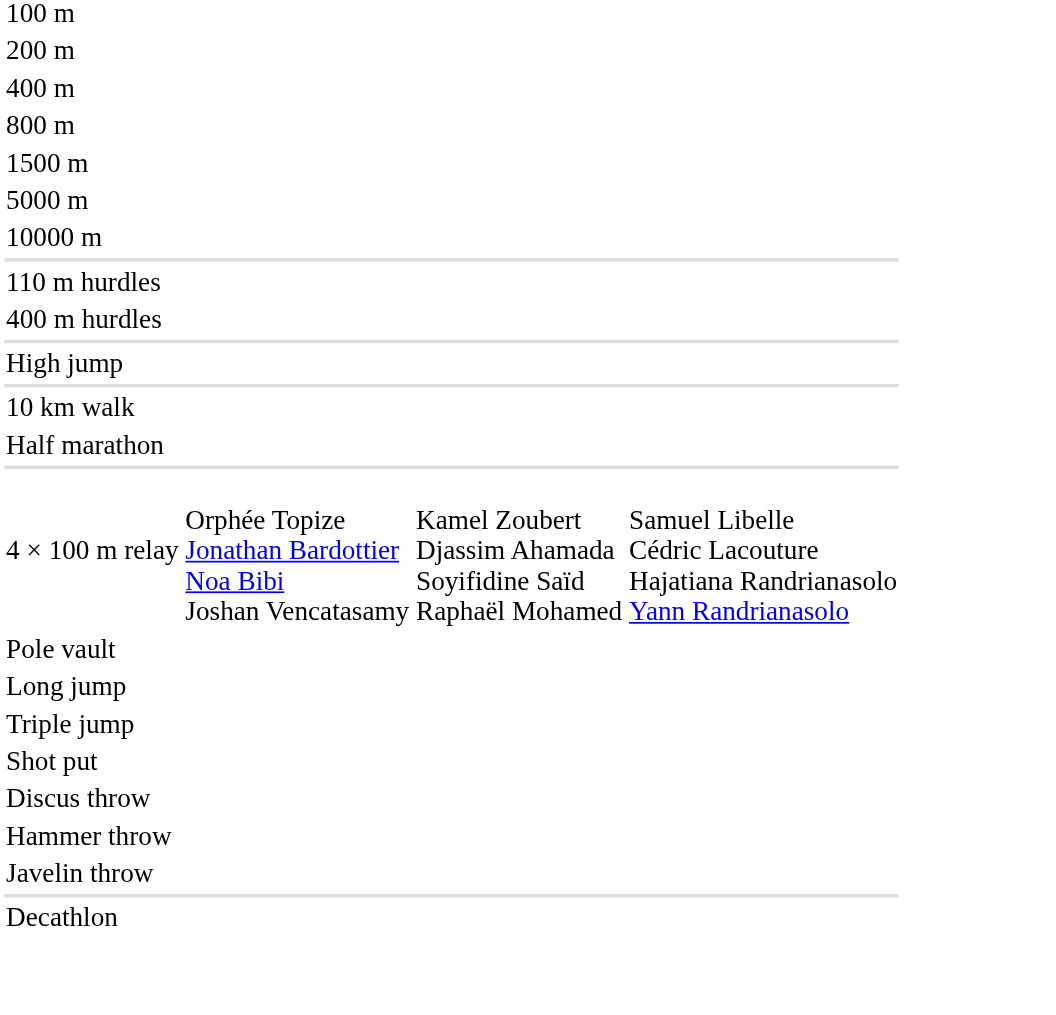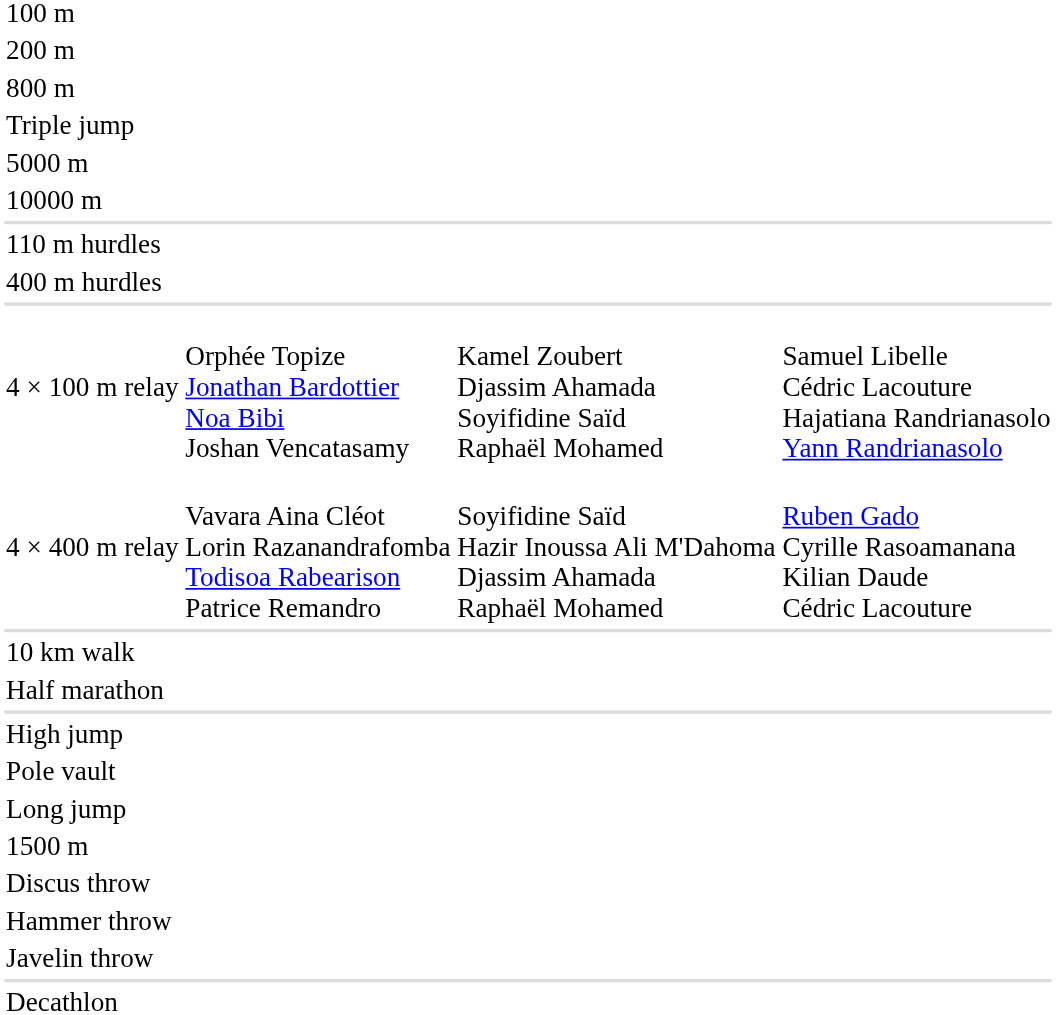- row: (40, 87)
rows swapped: (47, 162) <-> (70, 723)
rows swapped: (92, 550) <-> (65, 363)
+ row: (92, 546)
- row: (52, 761)
